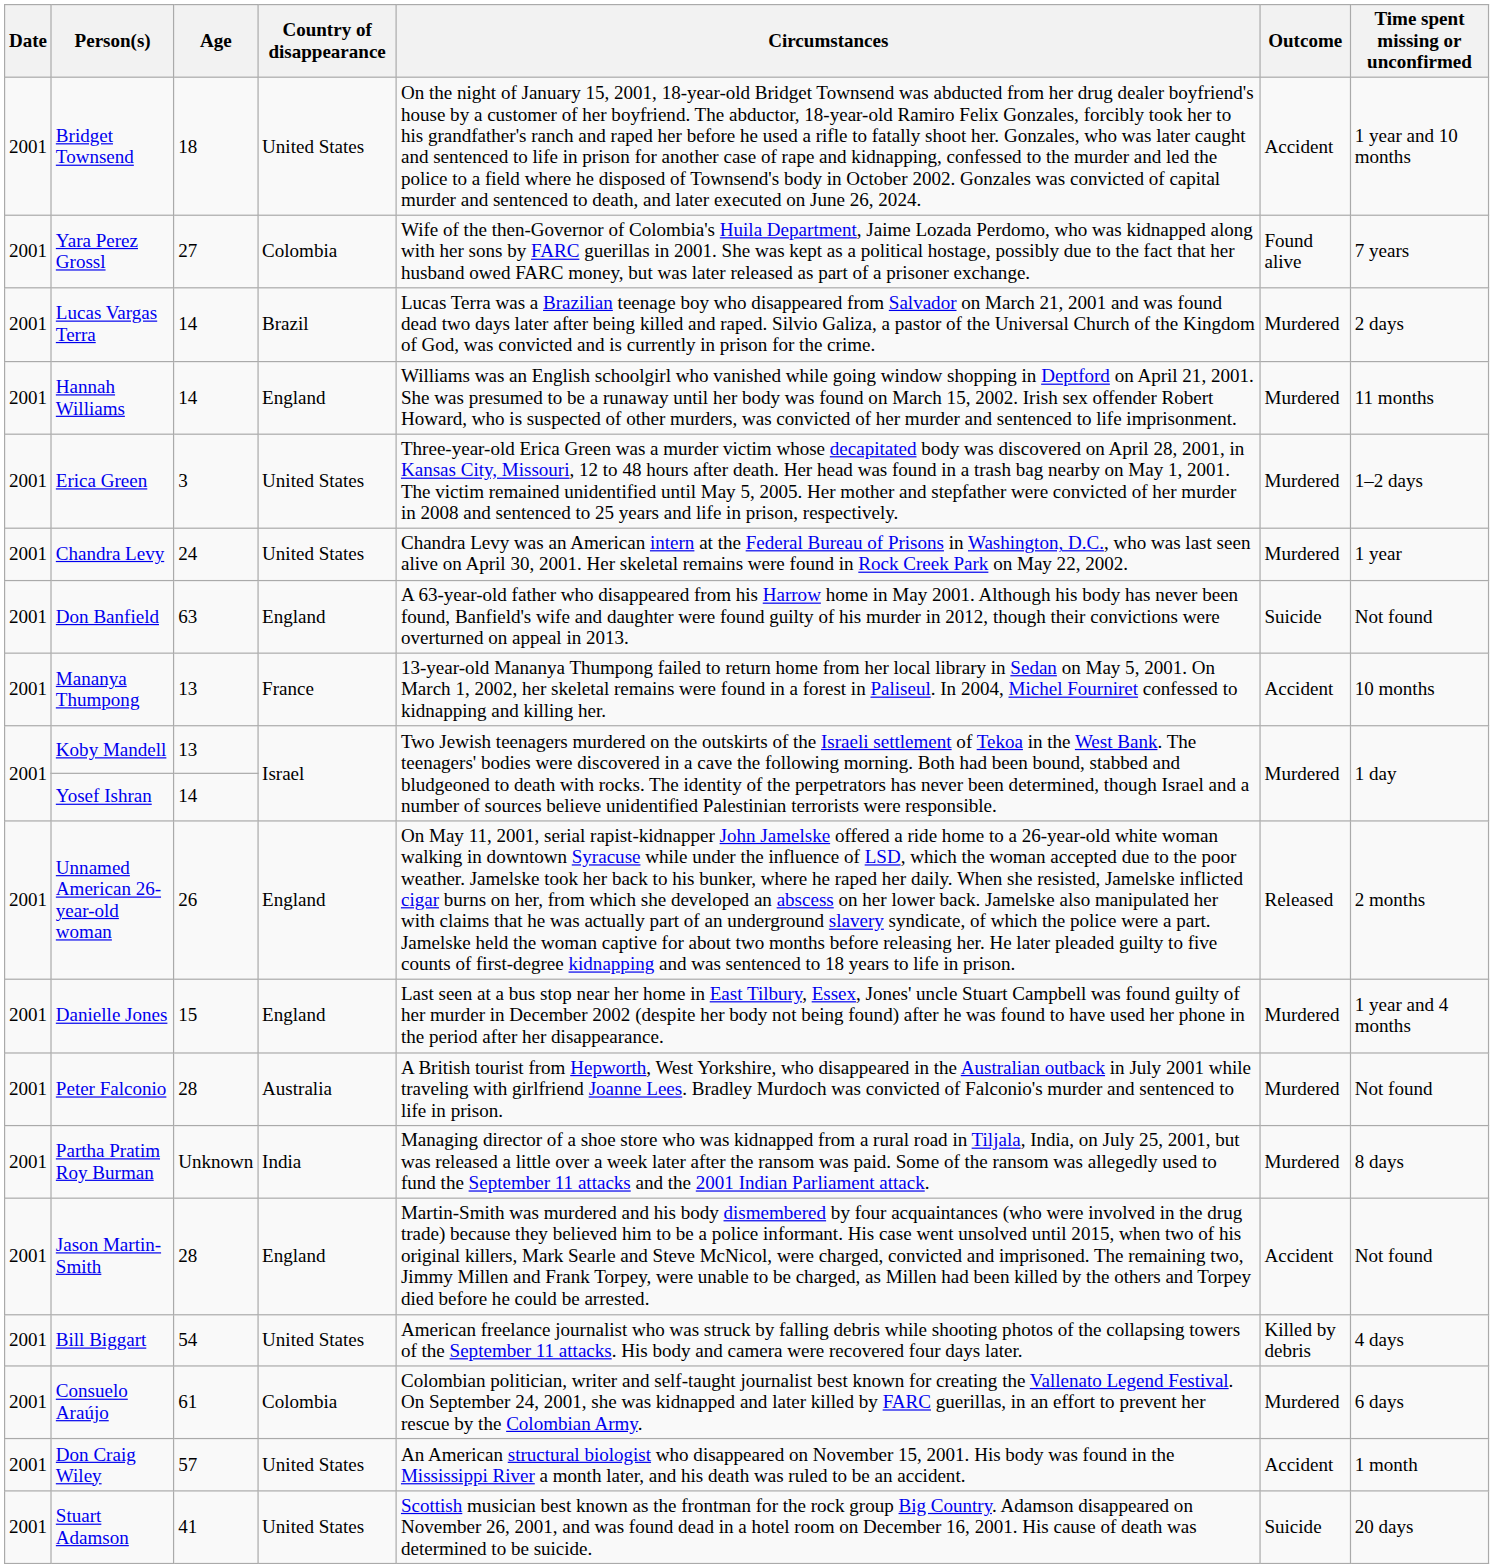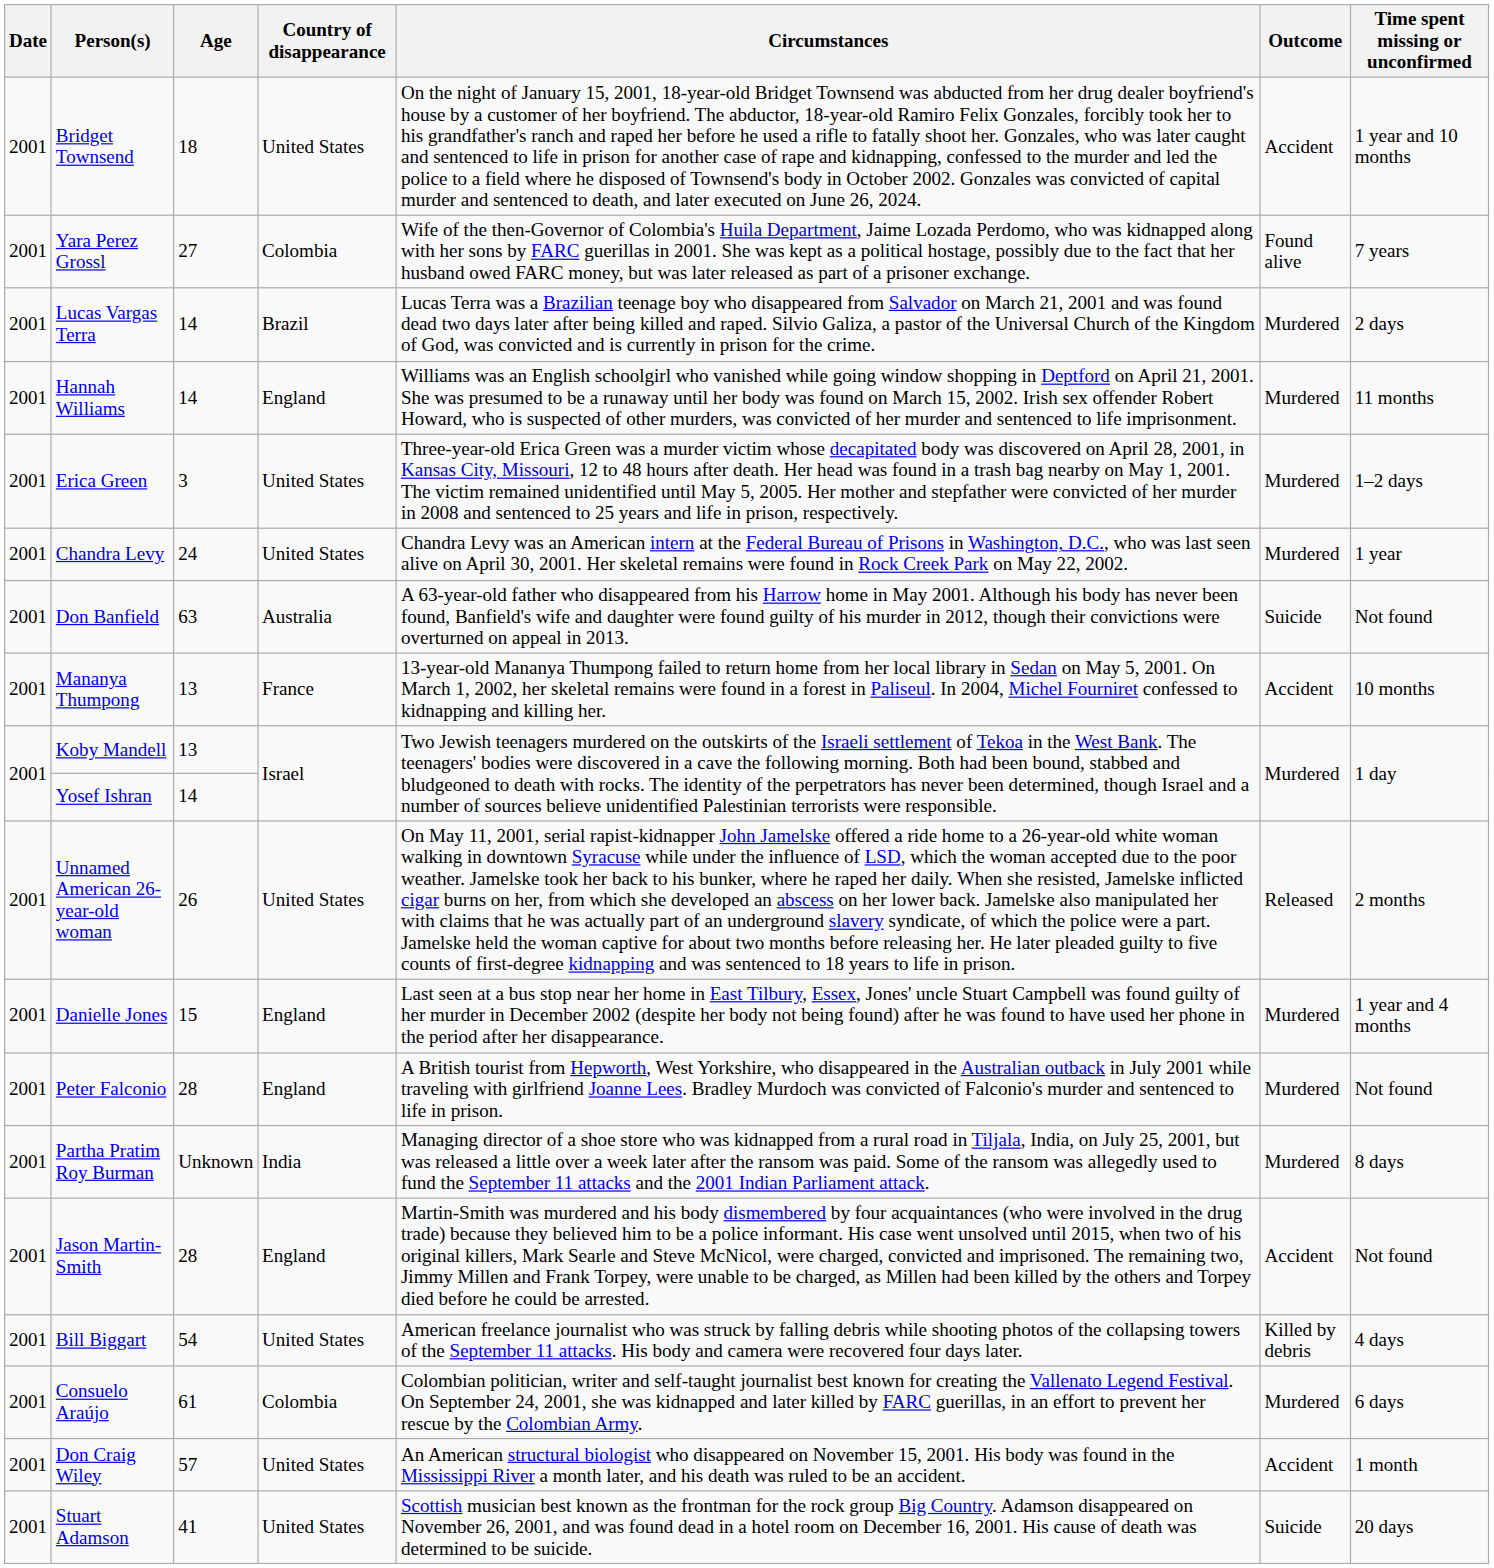(294, 616) England -> (297, 616) Australia
(294, 899) England -> (313, 899) United States
(297, 1088) Australia -> (294, 1088) England
